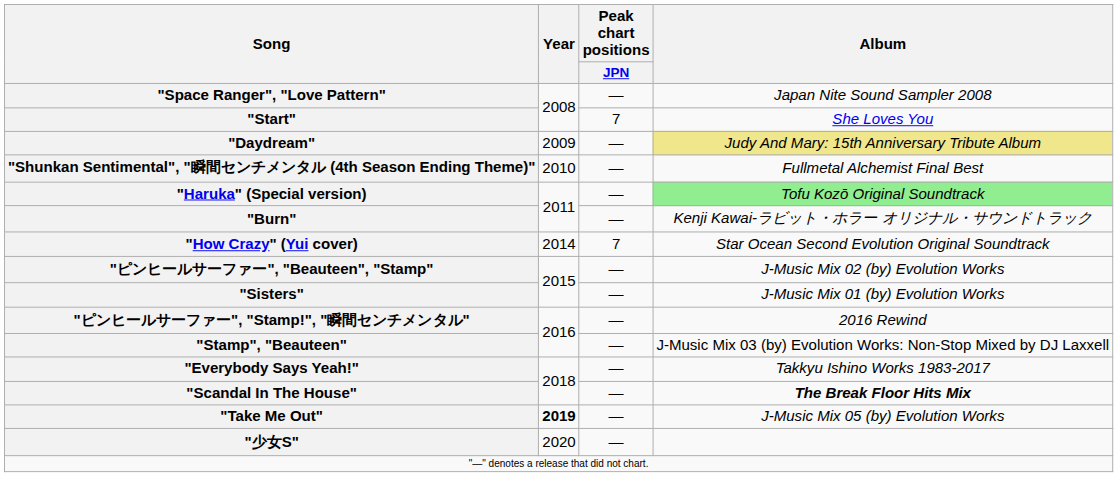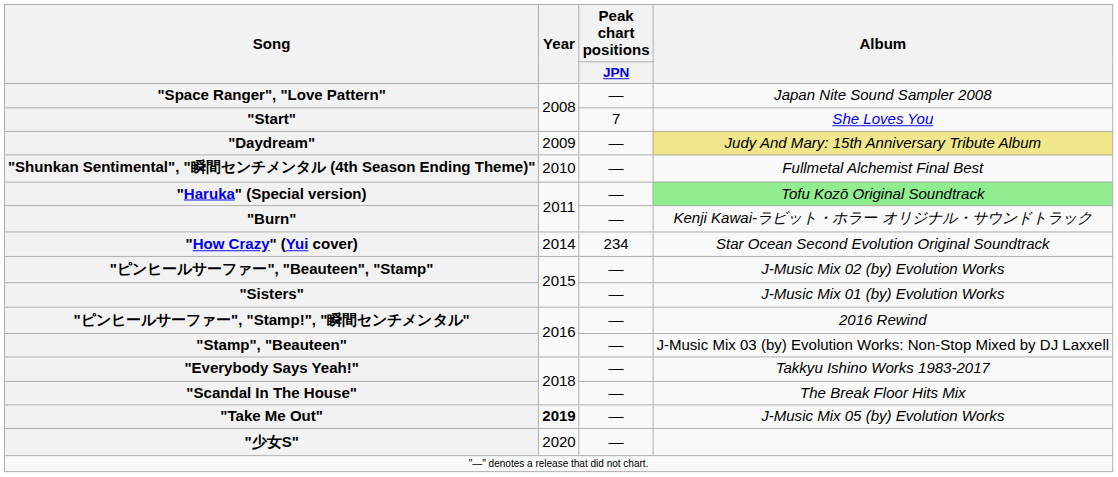(616, 244) 7 -> (616, 244) 234
(883, 393) bold -> (883, 393) normal
